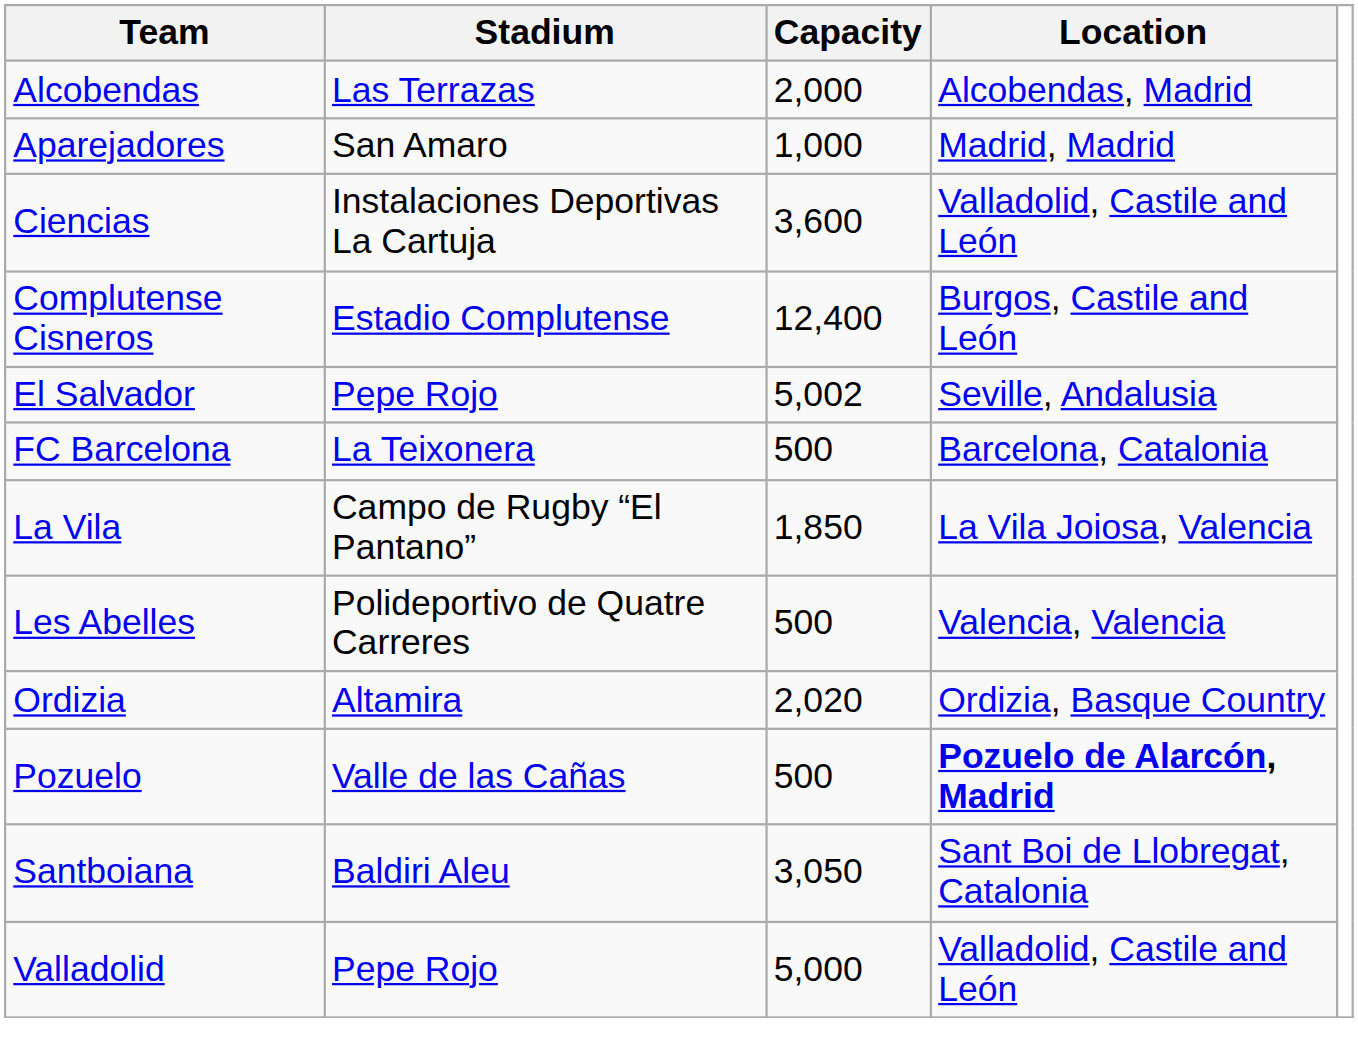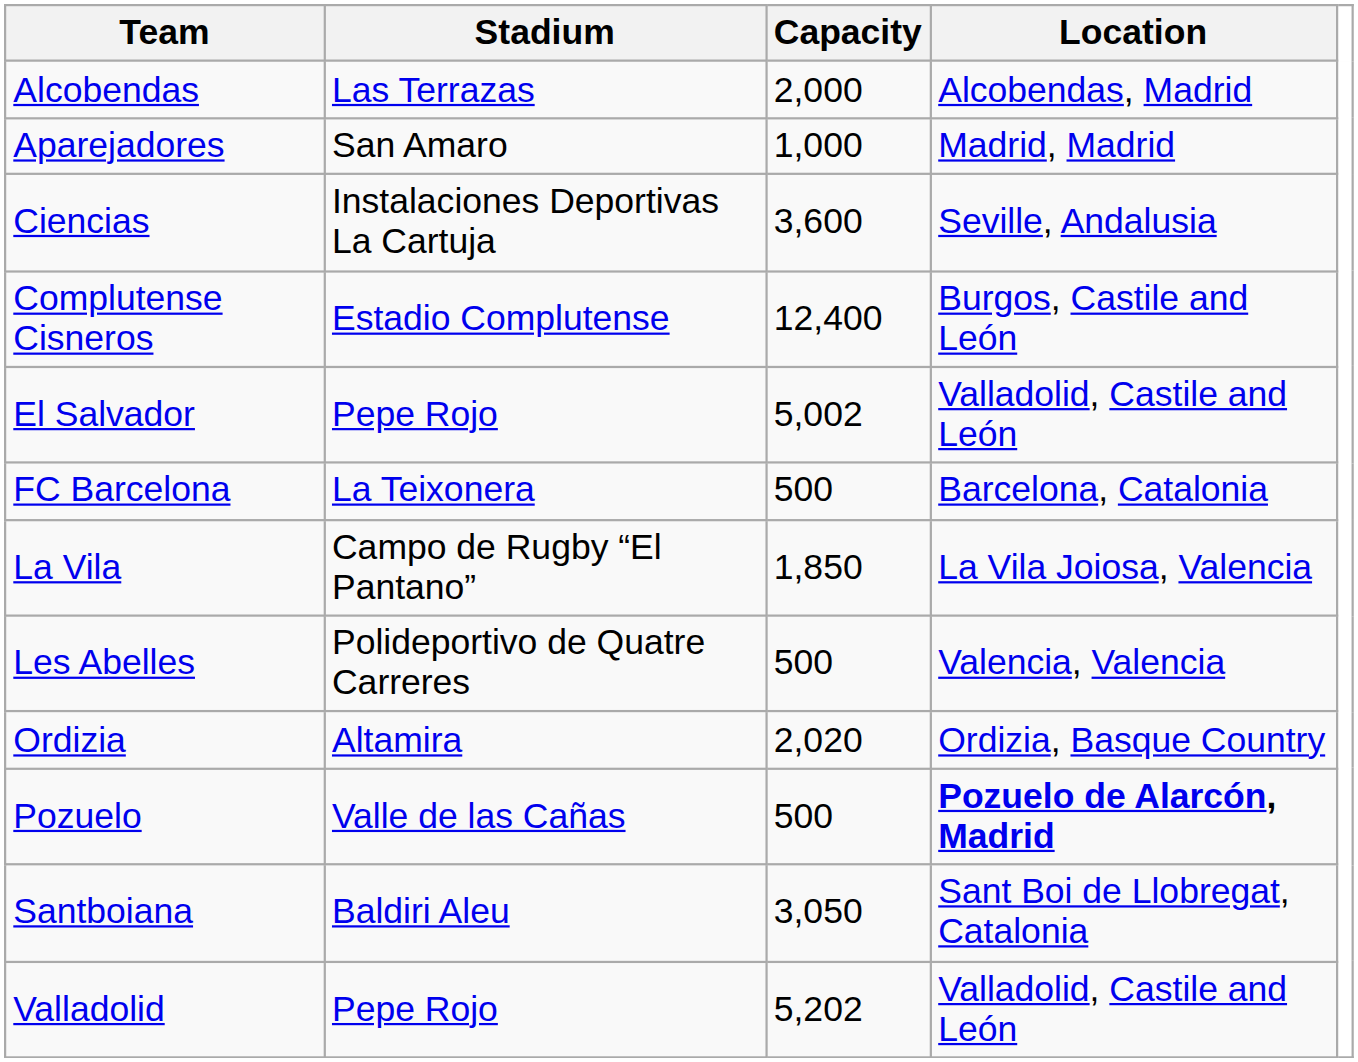(1113, 221) Valladolid, Castile and León -> (1077, 221) Seville, Andalusia
(1077, 394) Seville, Andalusia -> (1113, 414) Valladolid, Castile and León
(818, 968) 5,000 -> (818, 1008) 5,202
